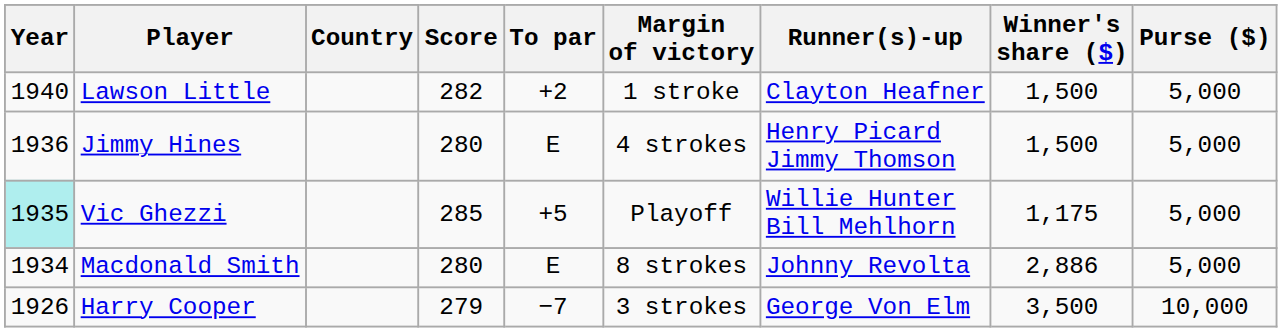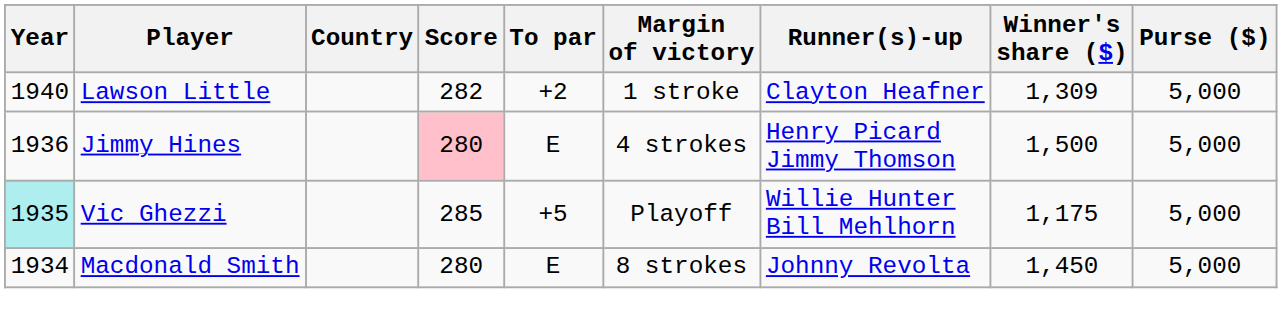(1062, 92) 1,500 -> (1062, 92) 1,309
(461, 146) no background -> (461, 146) pink background
(1062, 267) 2,886 -> (1062, 267) 1,450
- row: (168, 307)
